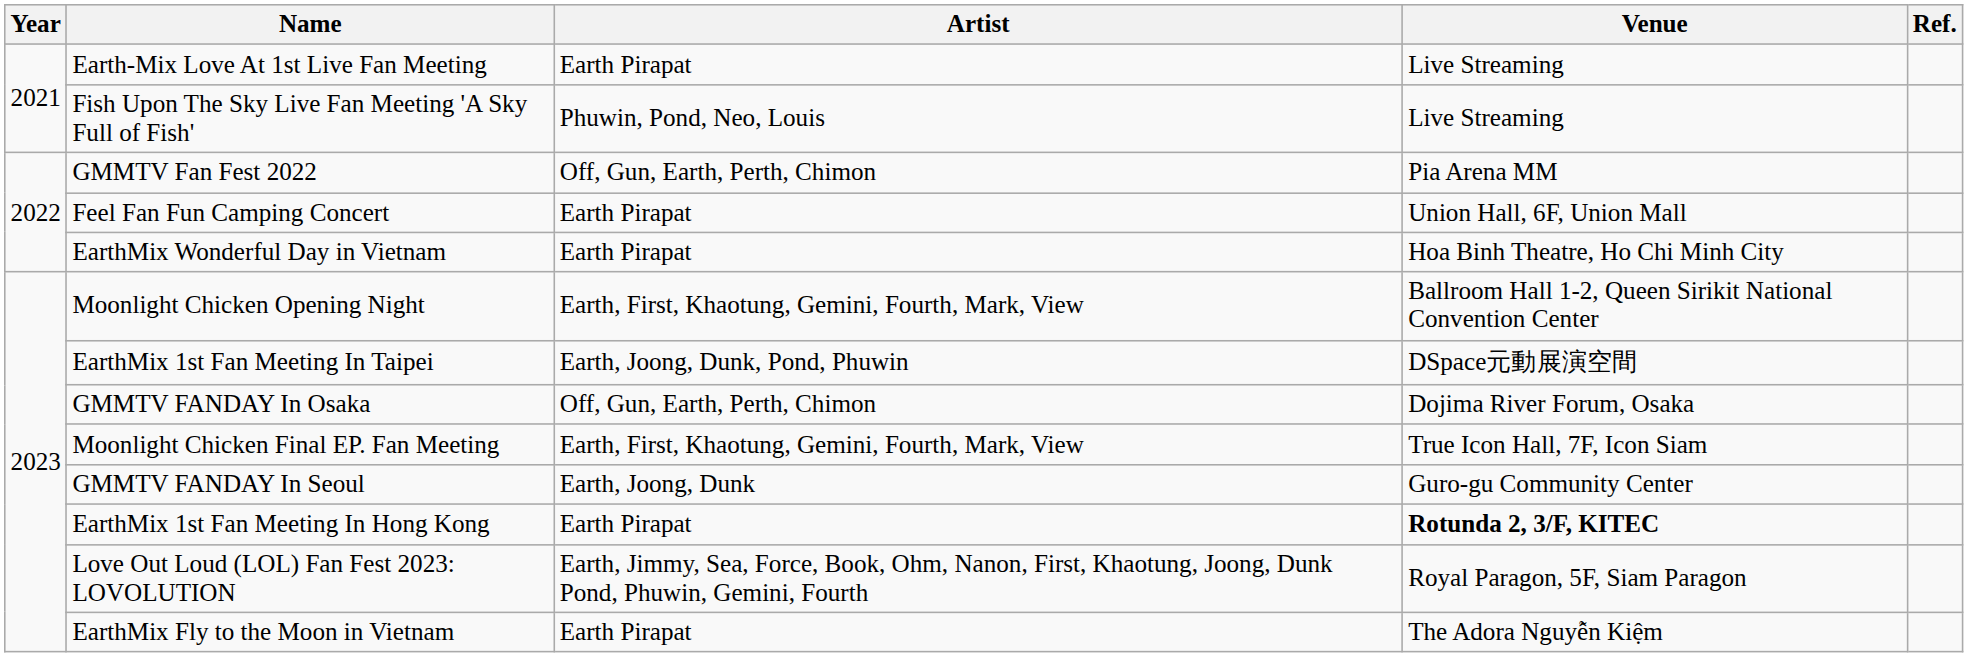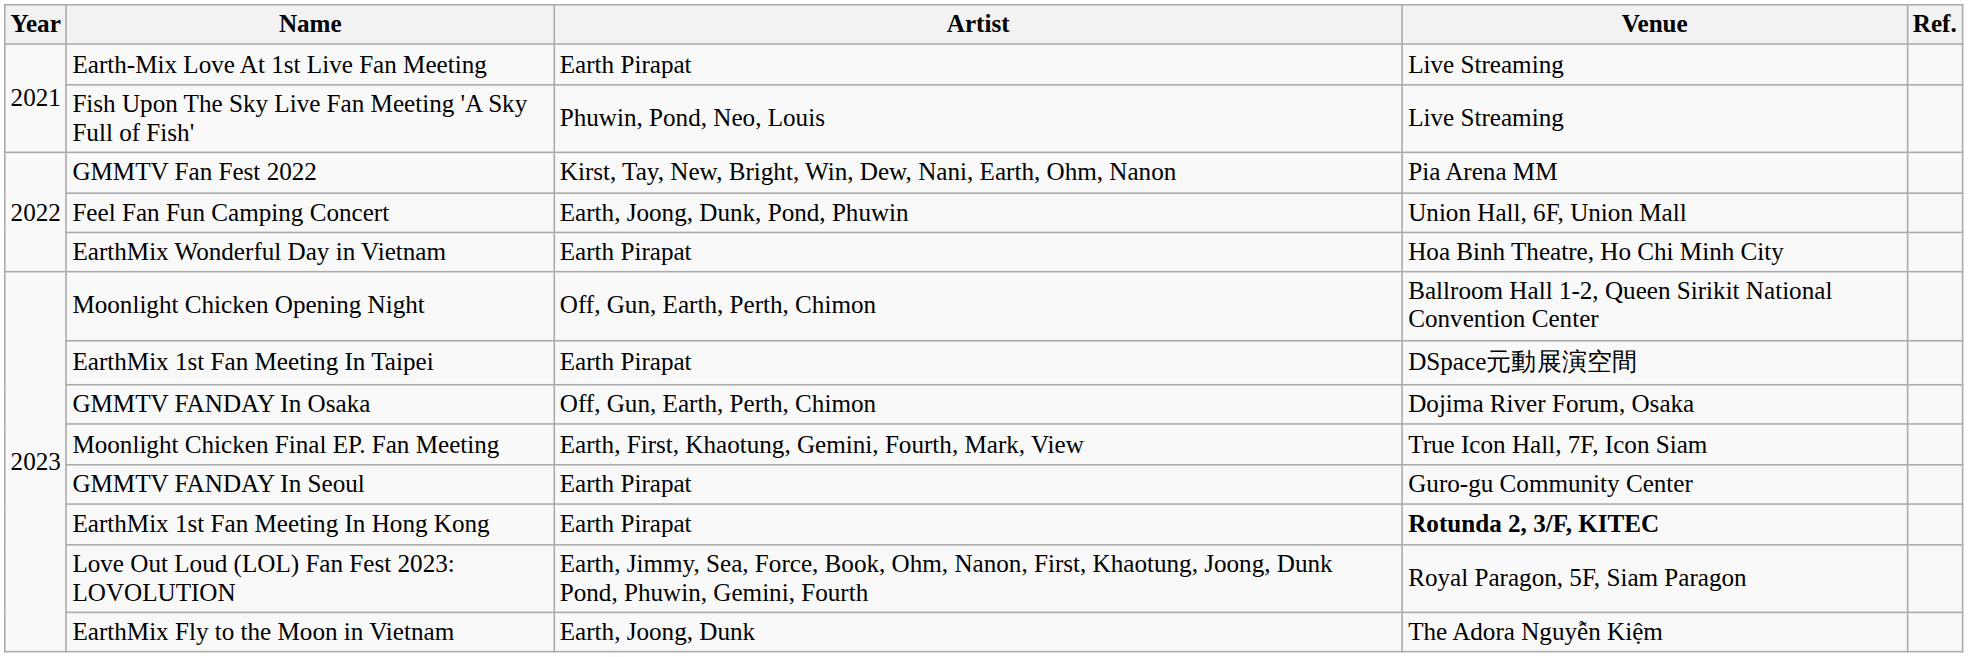(718, 172) Off, Gun, Earth, Perth, Chimon -> (868, 172) Kirst, Tay, New, Bright, Win, Dew, Nani, Earth, Ohm, Nanon
(626, 212) Earth Pirapat -> (734, 212) Earth, Joong, Dunk, Pond, Phuwin
(822, 305) Earth, First, Khaotung, Gemini, Fourth, Mark, View -> (718, 305) Off, Gun, Earth, Perth, Chimon
(734, 362) Earth, Joong, Dunk, Pond, Phuwin -> (626, 362) Earth Pirapat
(657, 484) Earth, Joong, Dunk -> (626, 484) Earth Pirapat
(626, 631) Earth Pirapat -> (657, 631) Earth, Joong, Dunk
